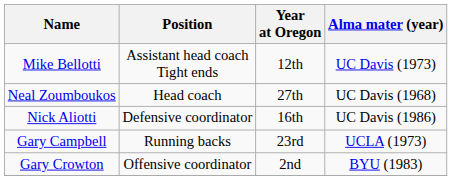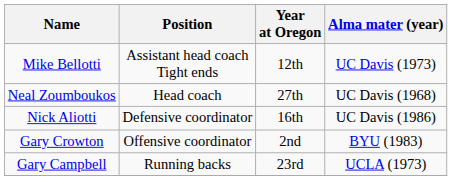rows swapped: (62, 164) <-> (62, 141)
